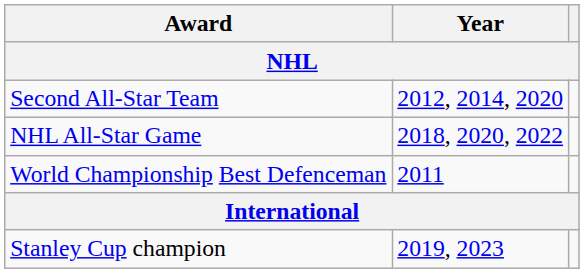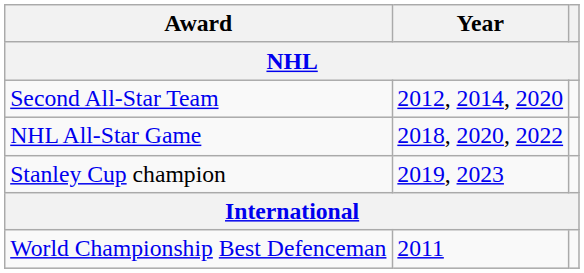rows swapped: (118, 248) <-> (198, 173)
